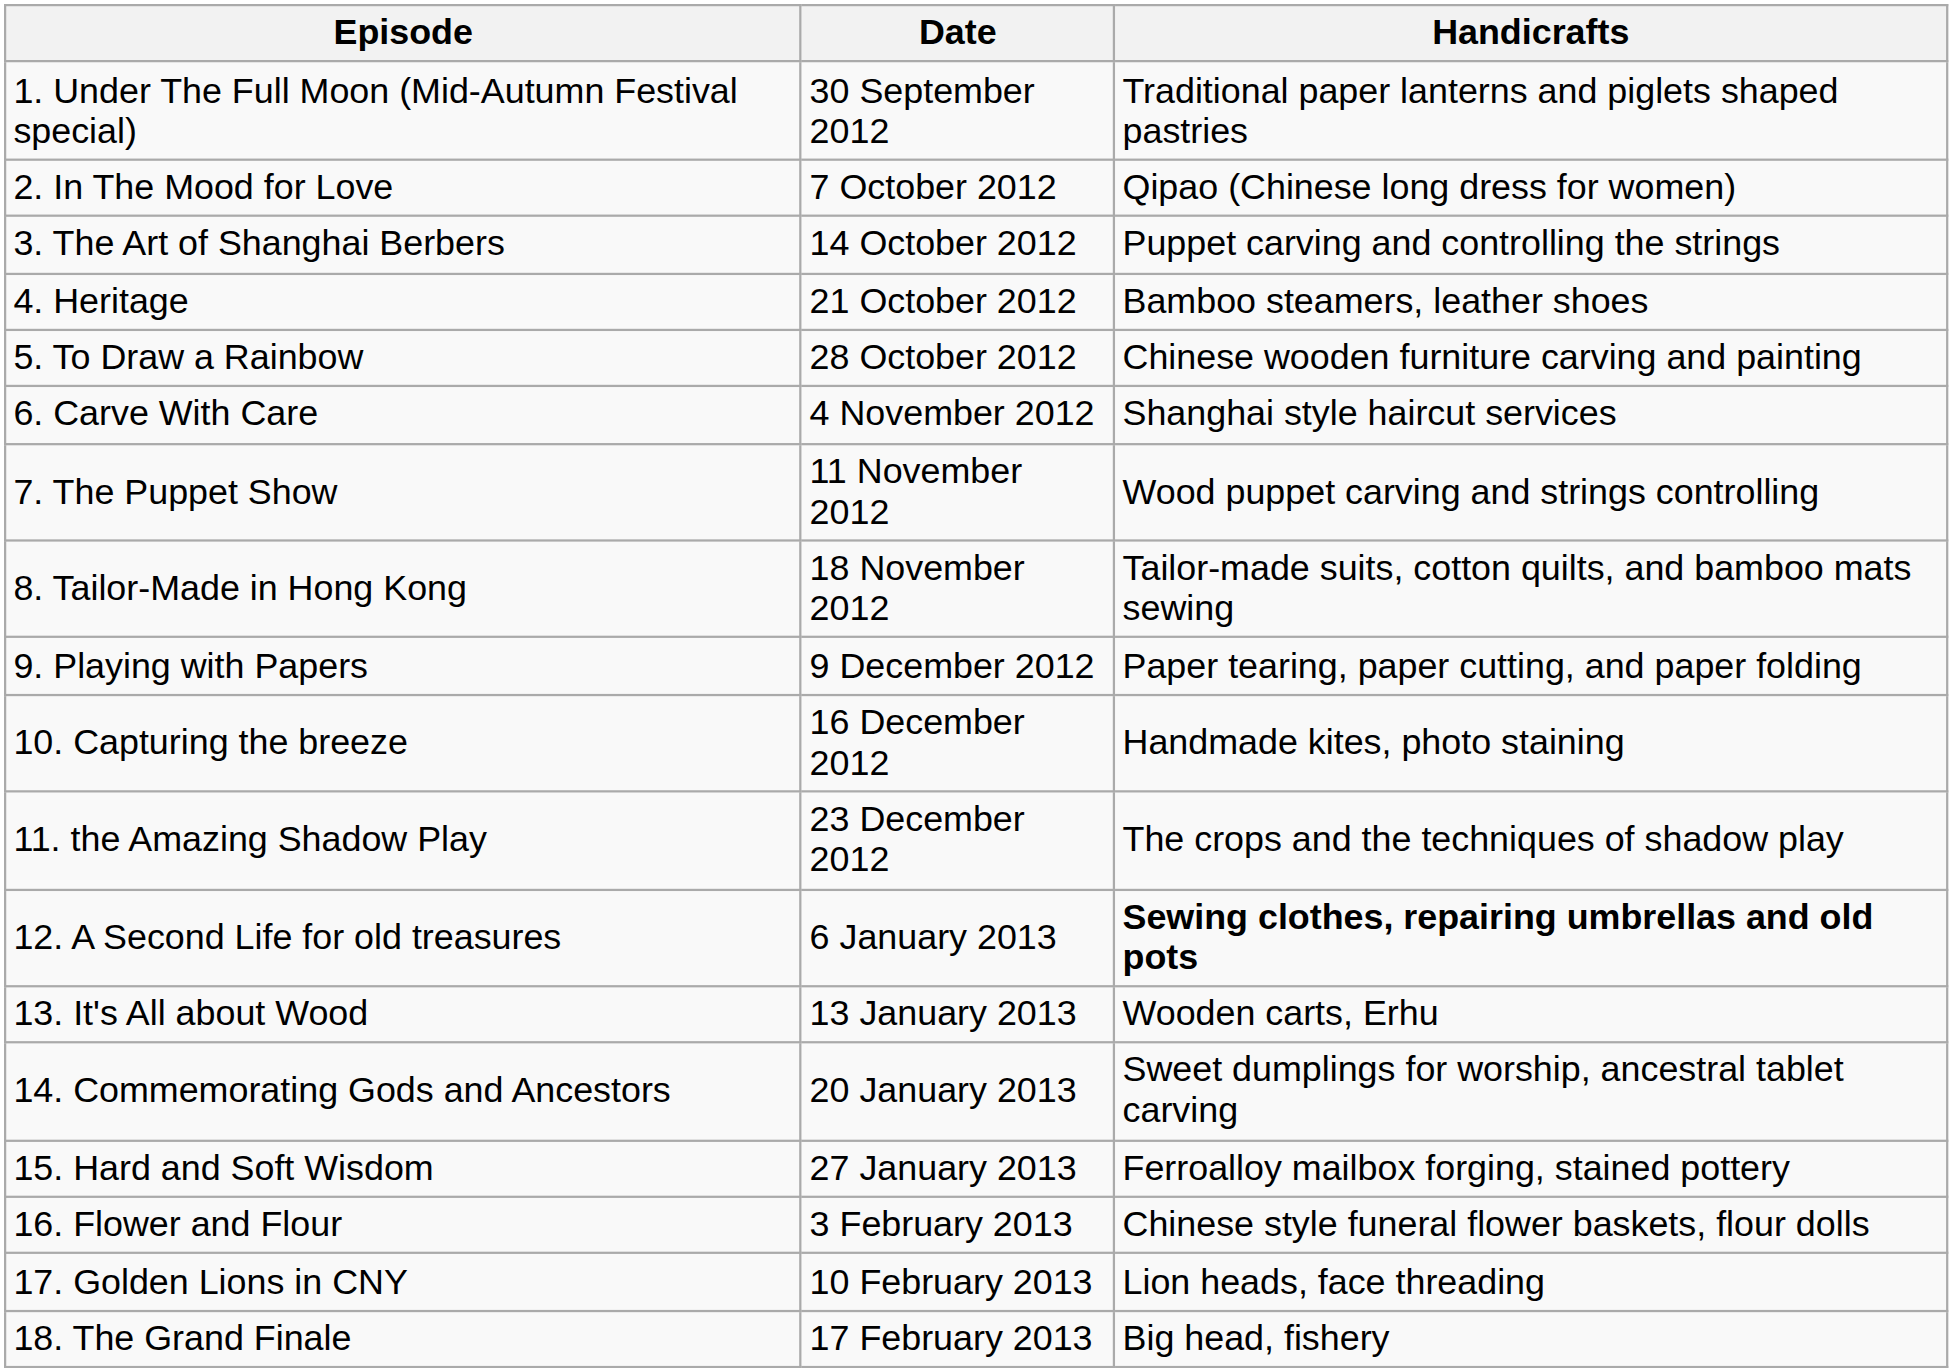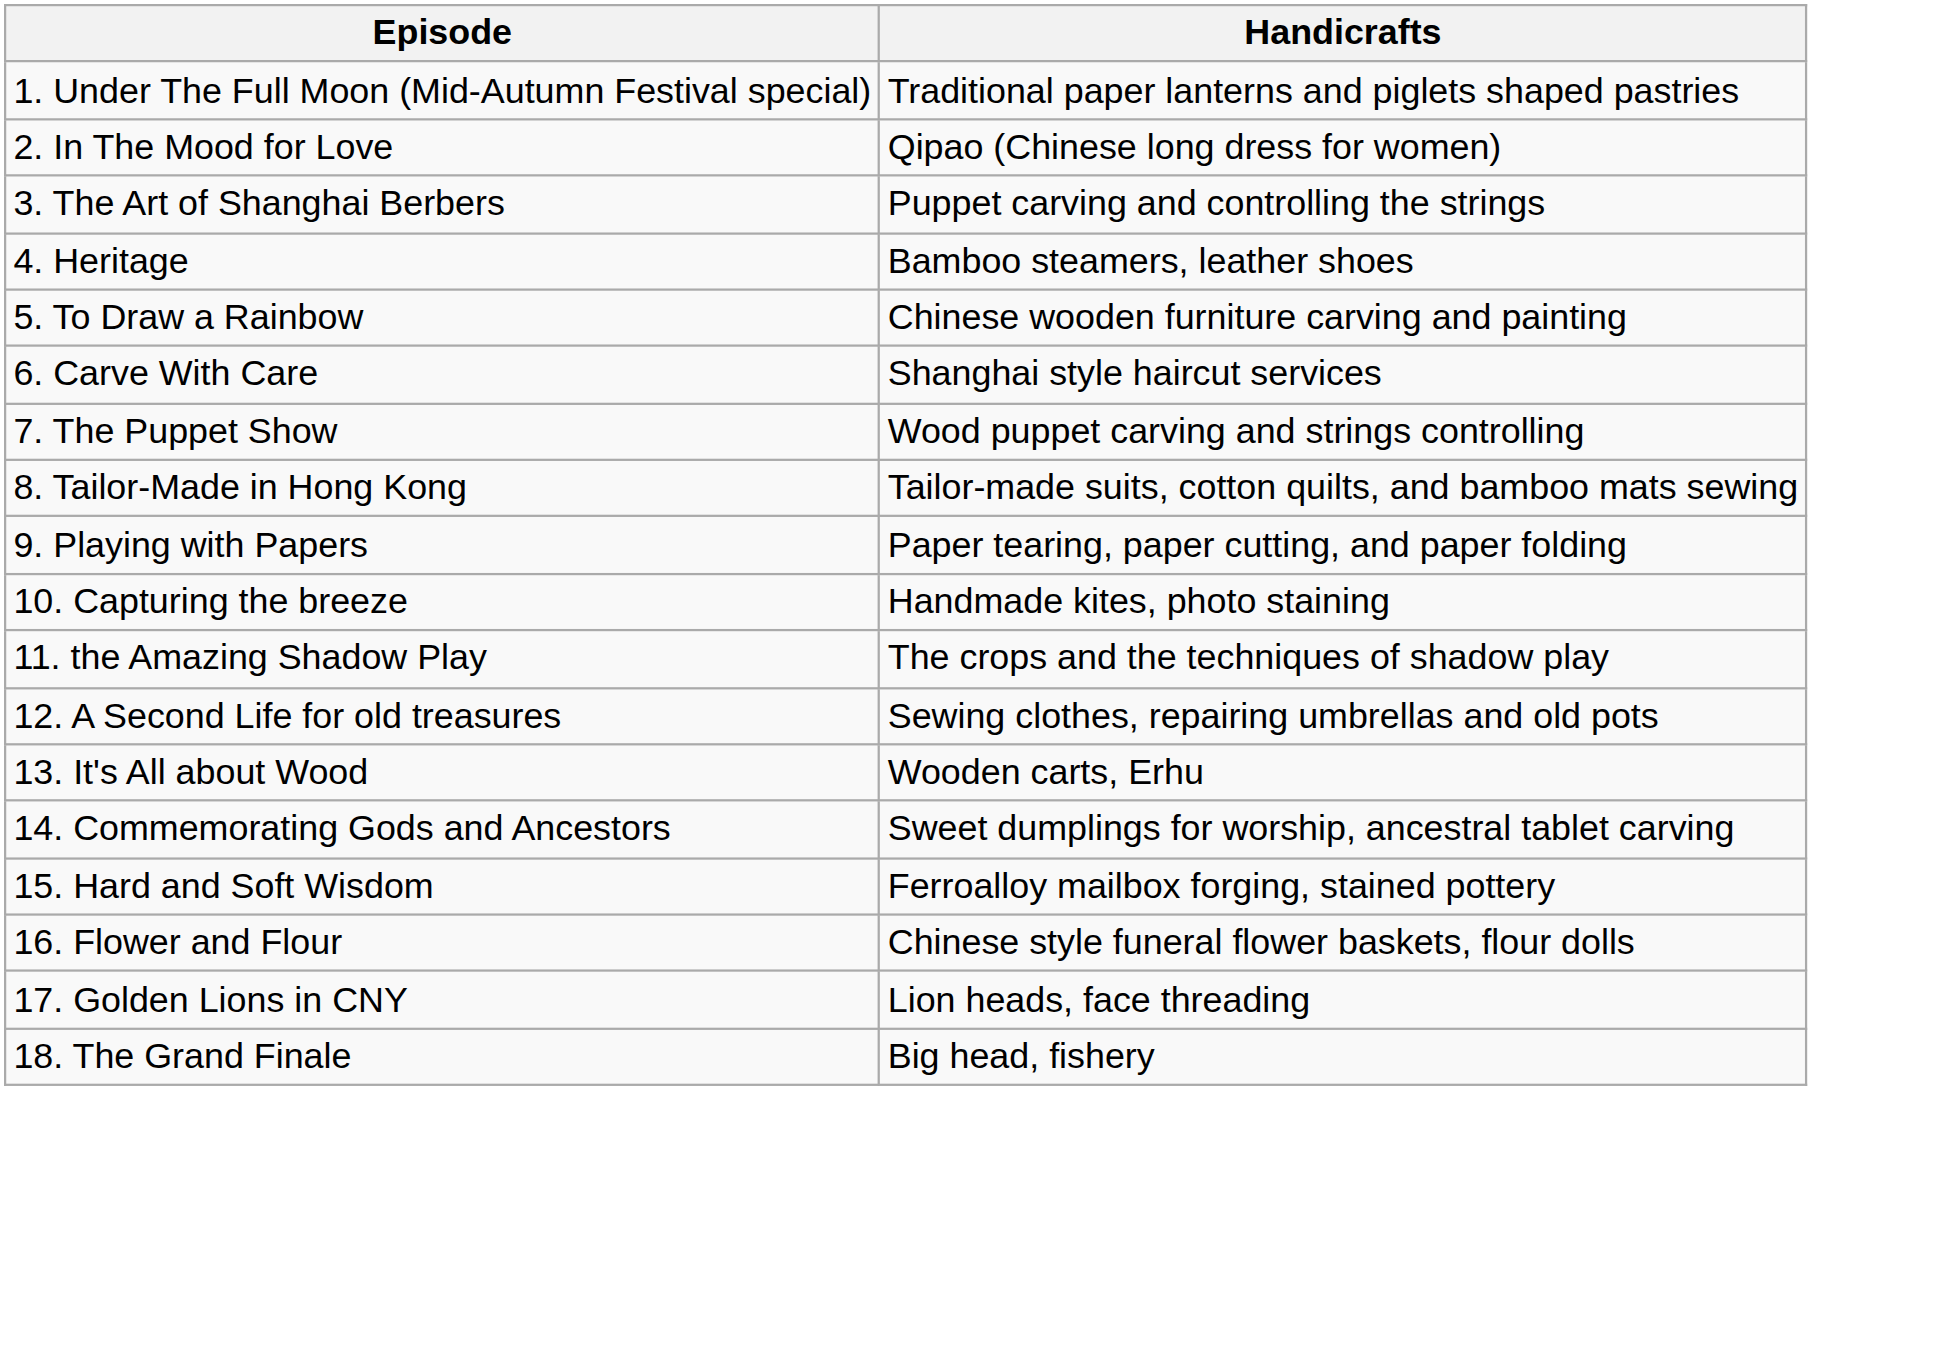- column: (958, 32)
(1498, 936) bold -> (1273, 714) normal
